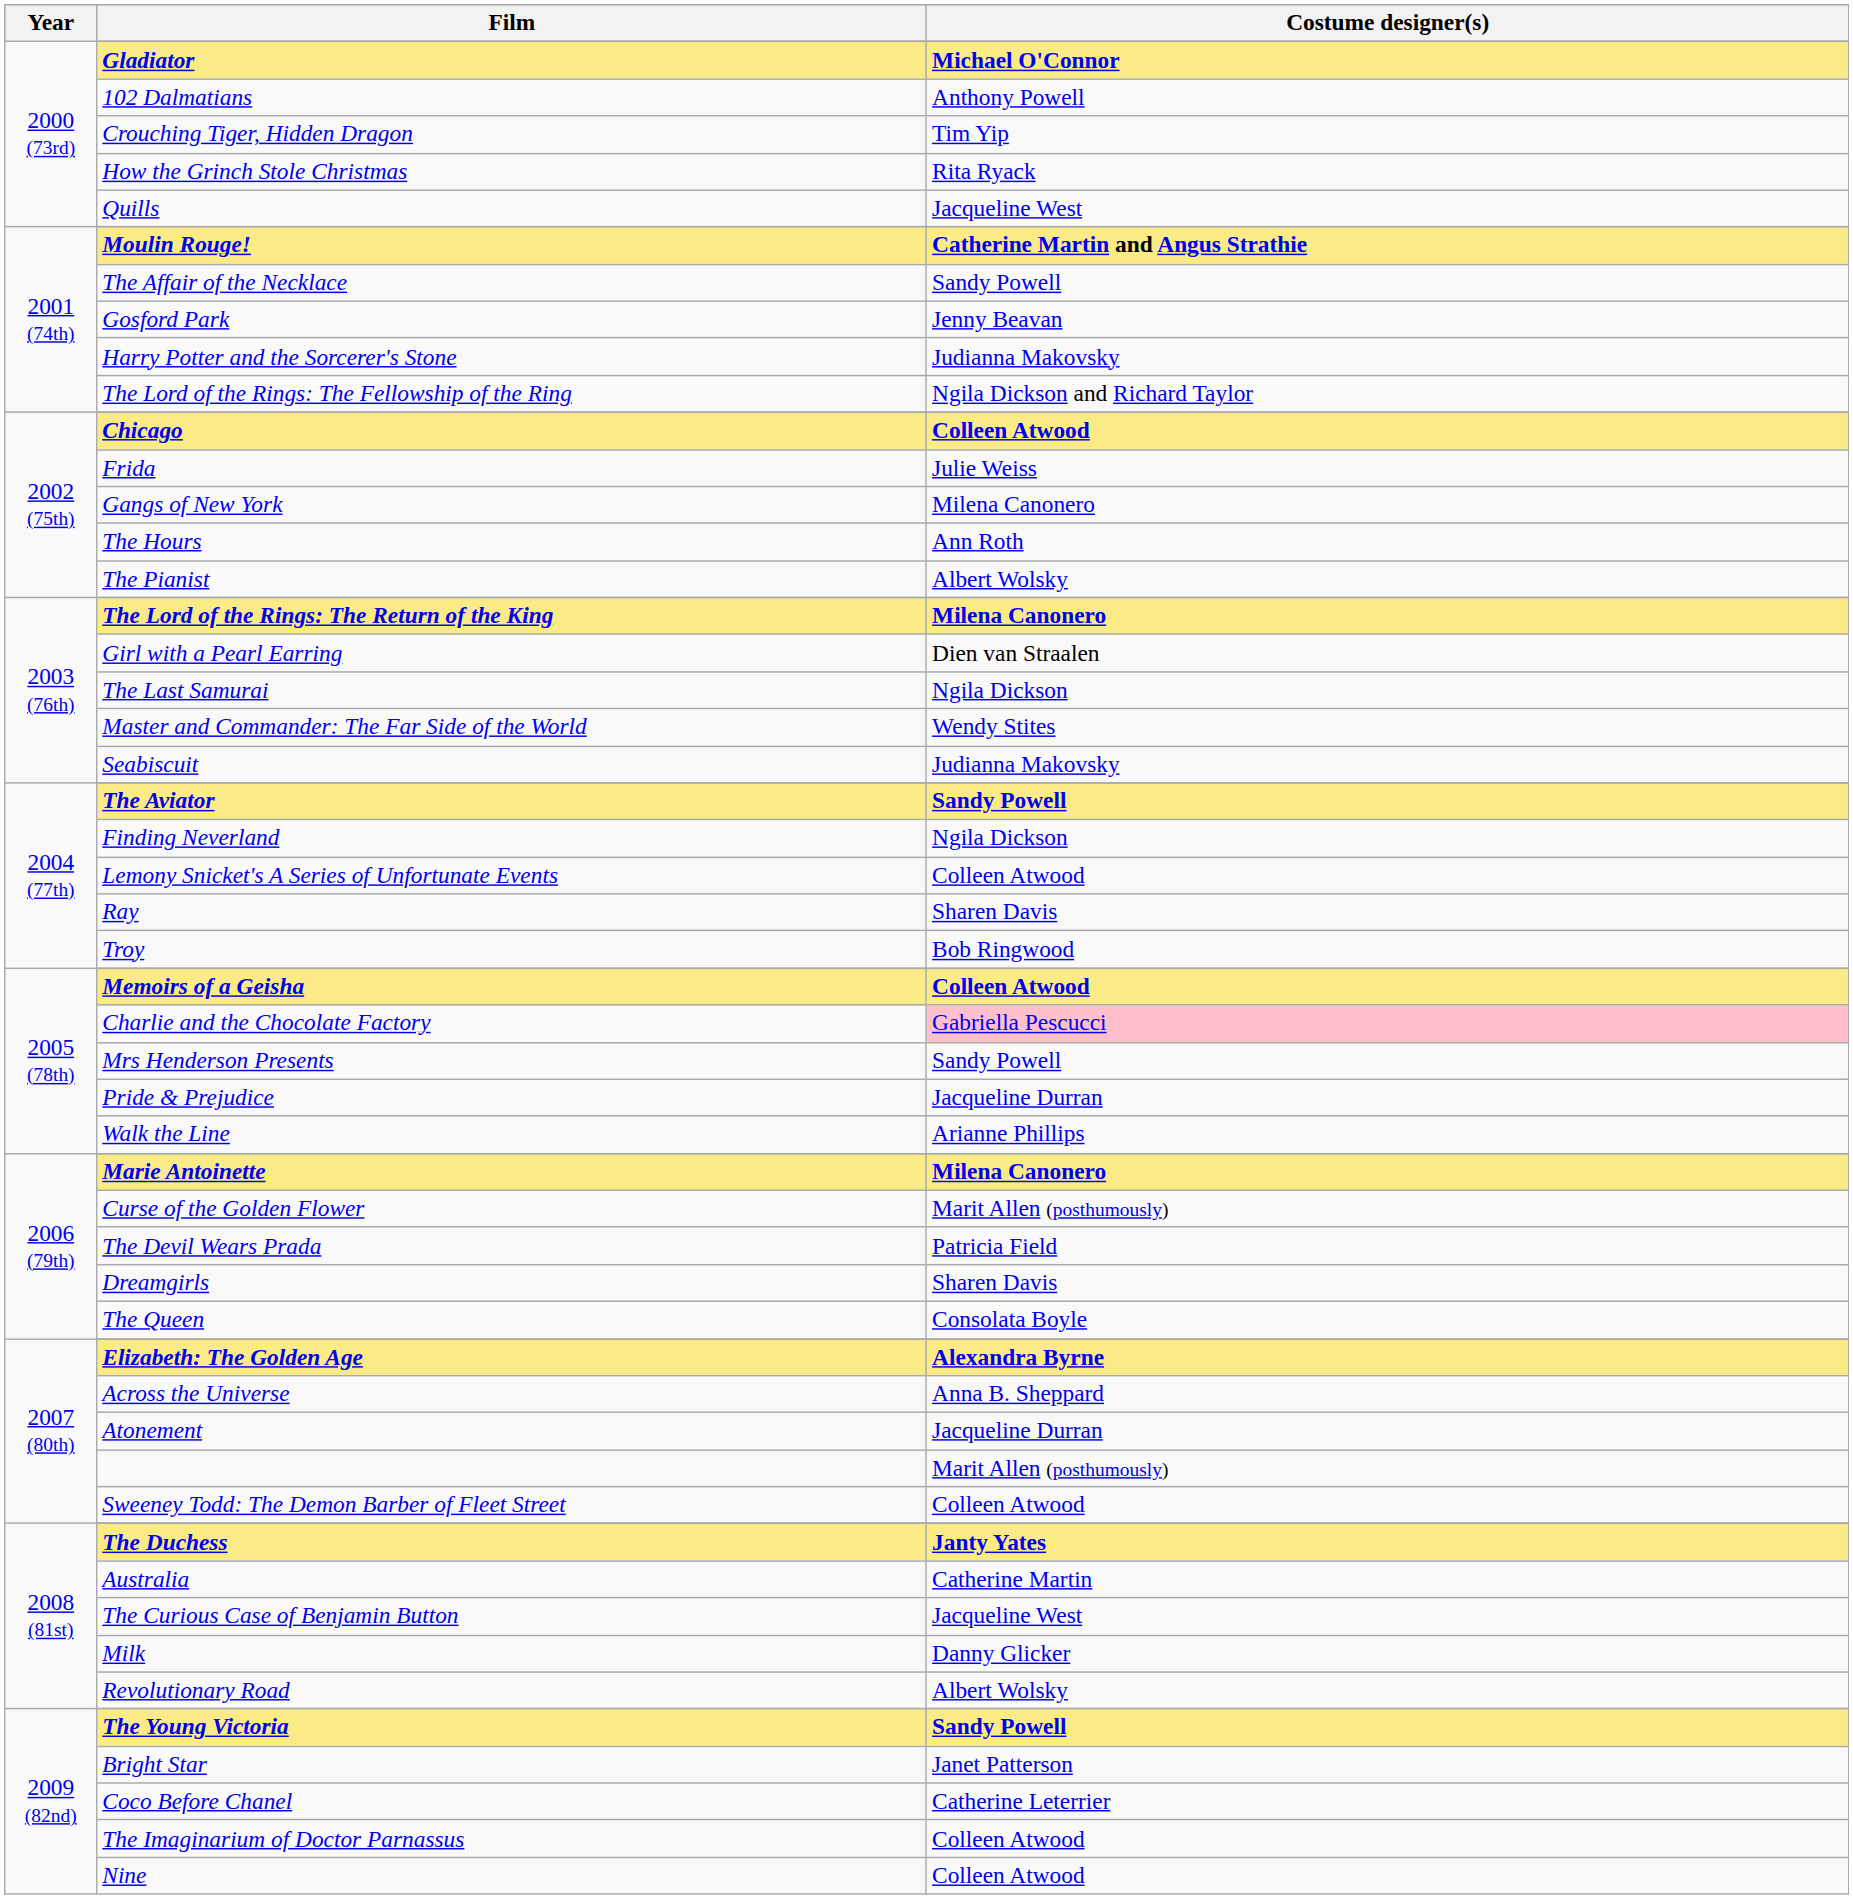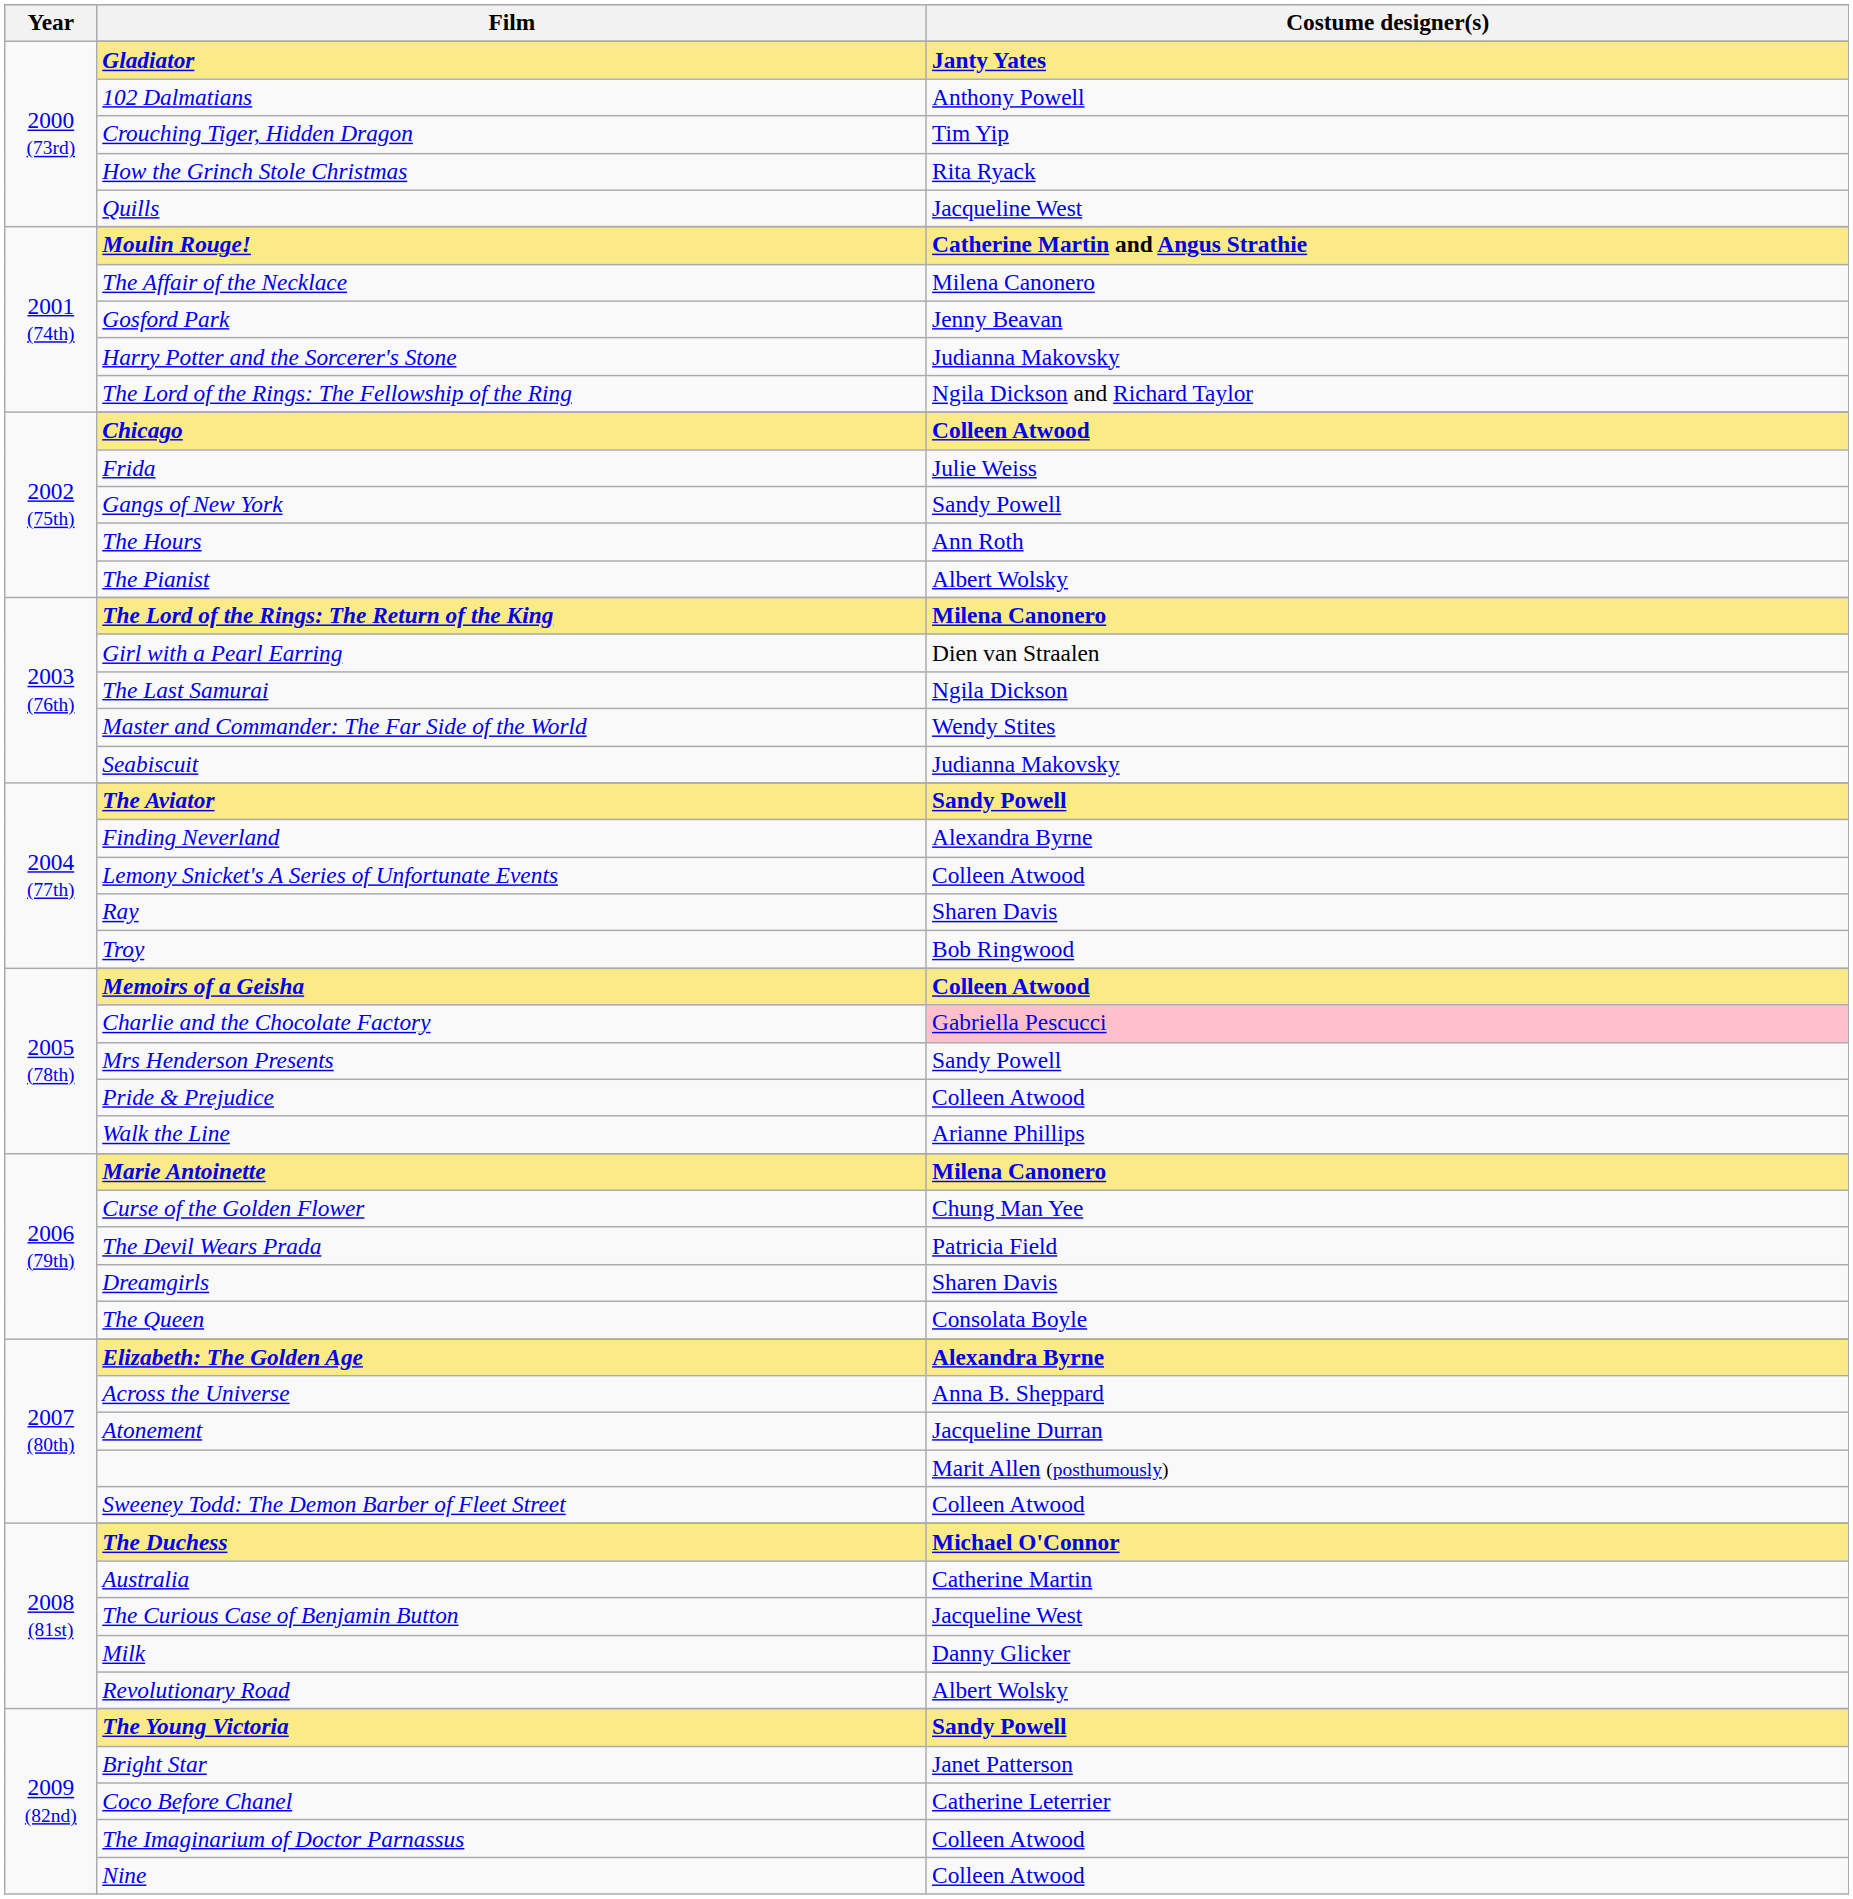(1026, 60) Michael O'Connor -> (989, 60) Janty Yates
(997, 282) Sandy Powell -> (1013, 282) Milena Canonero
(1013, 504) Milena Canonero -> (997, 504) Sandy Powell
(1000, 838) Ngila Dickson -> (1012, 838) Alexandra Byrne
(1017, 1097) Jacqueline Durran -> (1008, 1097) Colleen Atwood
(1050, 1208) Marit Allen (posthumously) -> (1008, 1208) Chung Man Yee
(989, 1541) Janty Yates -> (1026, 1541) Michael O'Connor
